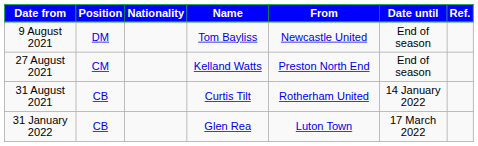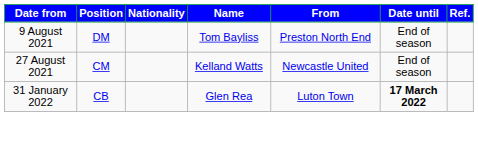(324, 37) Newcastle United -> (325, 37) Preston North End
(324, 67) Preston North End -> (325, 67) Newcastle United
- row: (40, 97)
(413, 127) normal -> (414, 97) bold
